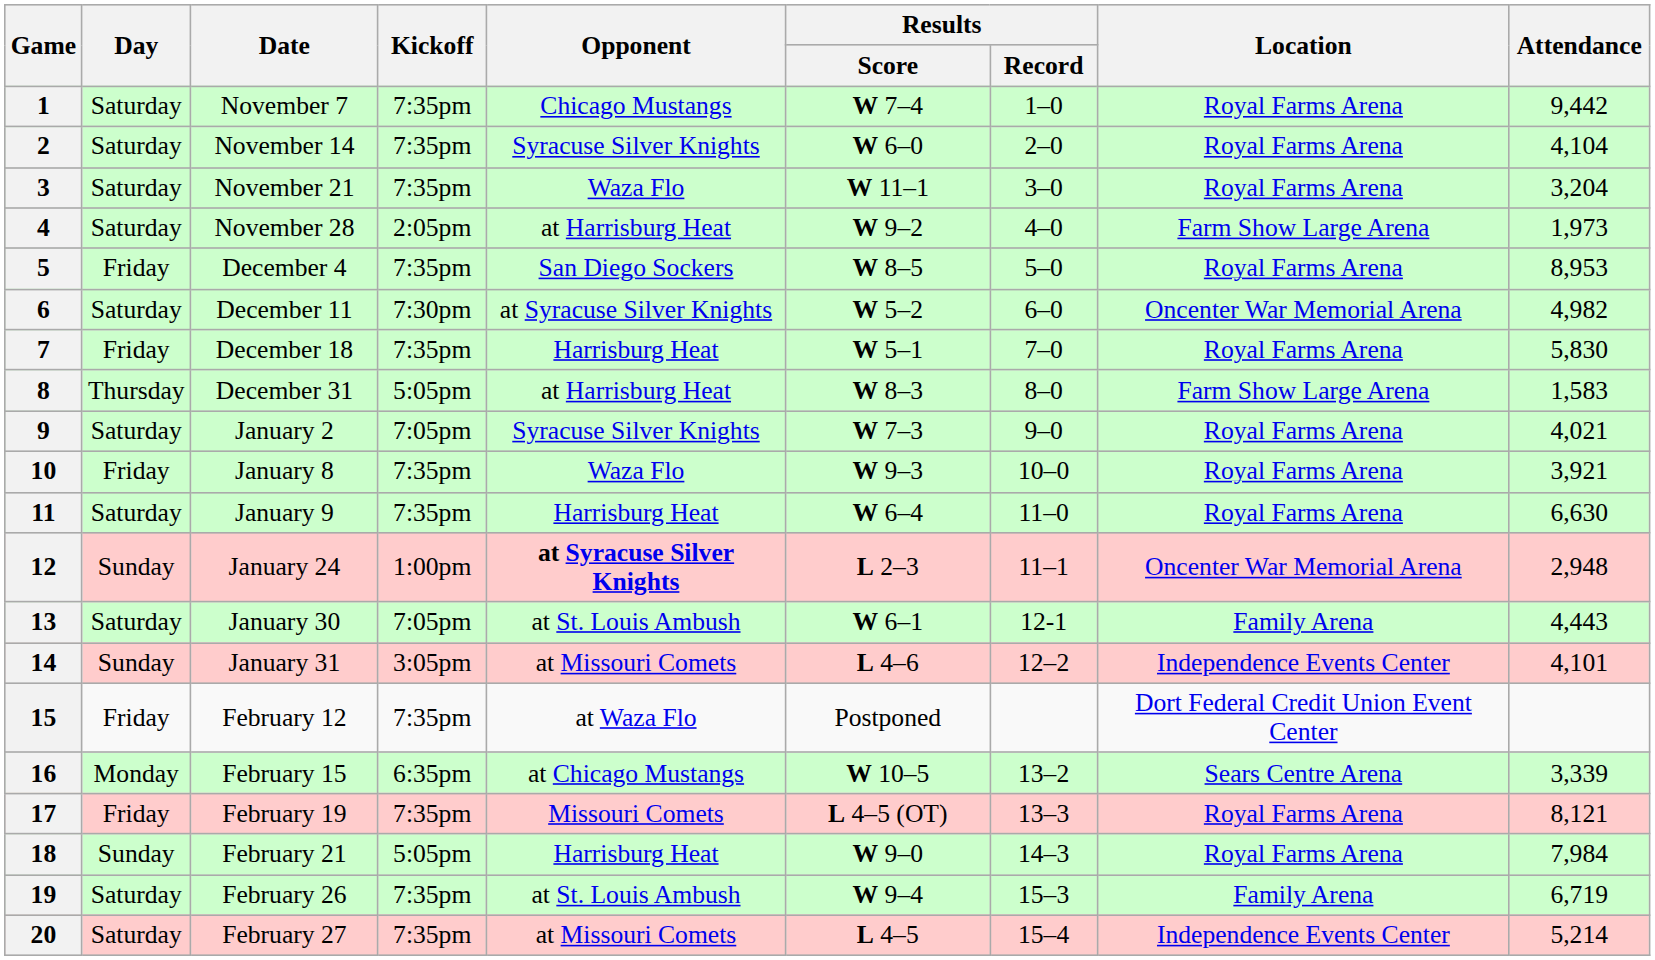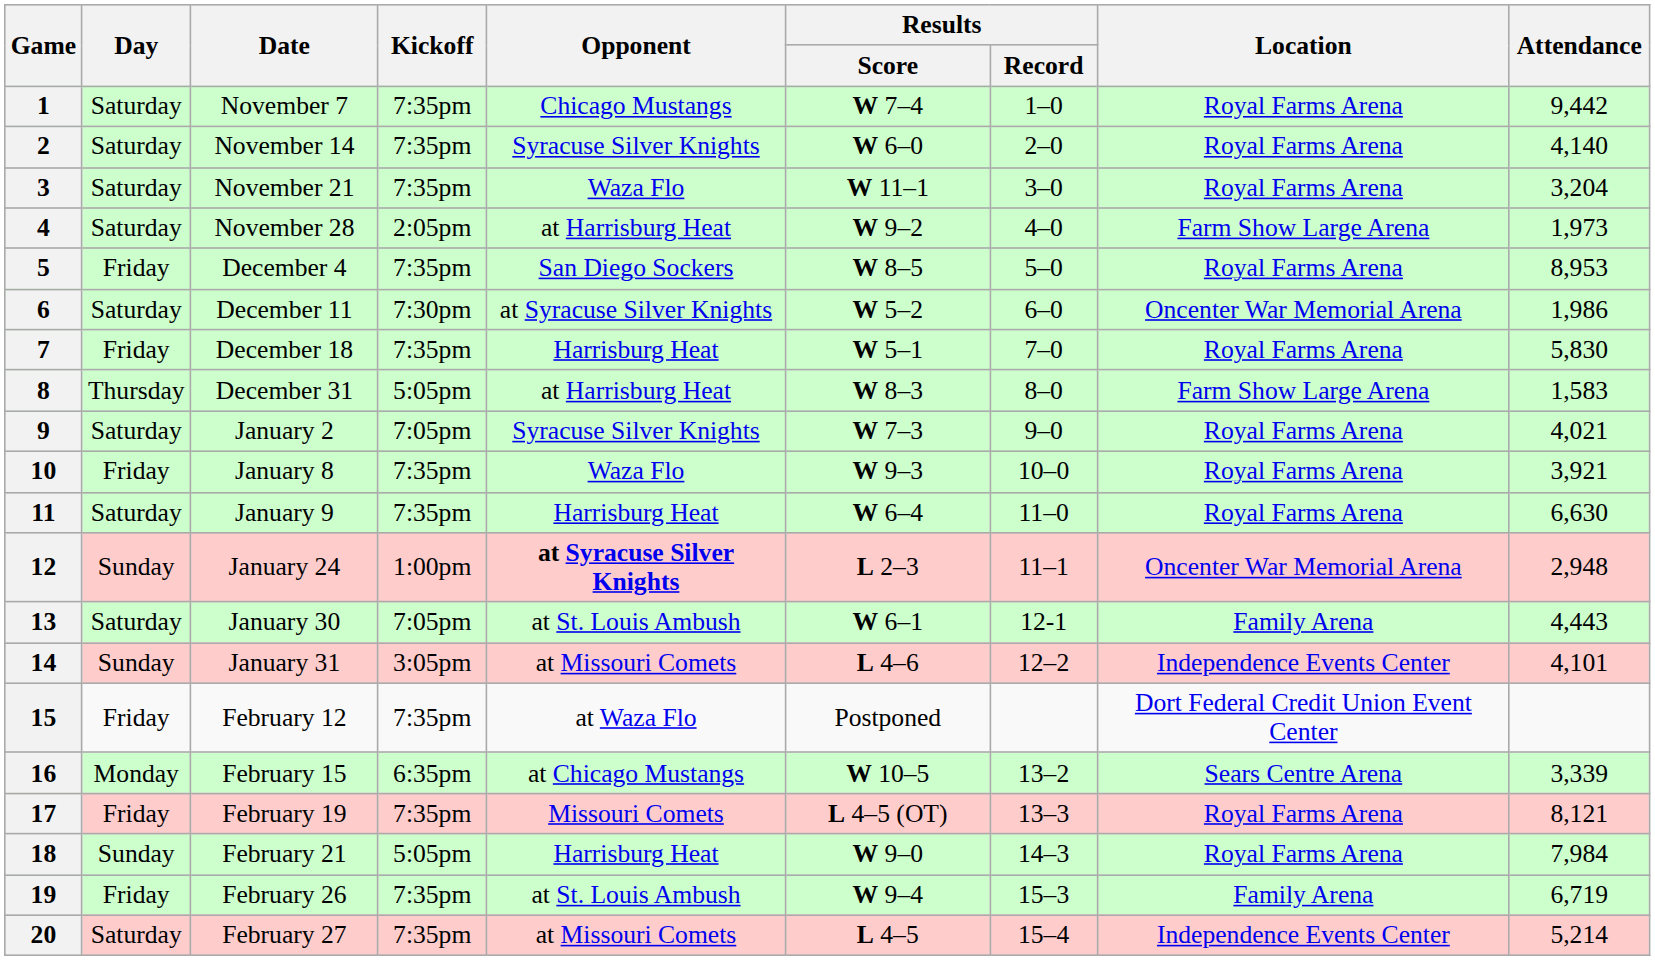(1579, 146) 4,104 -> (1579, 146) 4,140
(1579, 308) 4,982 -> (1579, 308) 1,986
(136, 894) Saturday -> (136, 894) Friday
